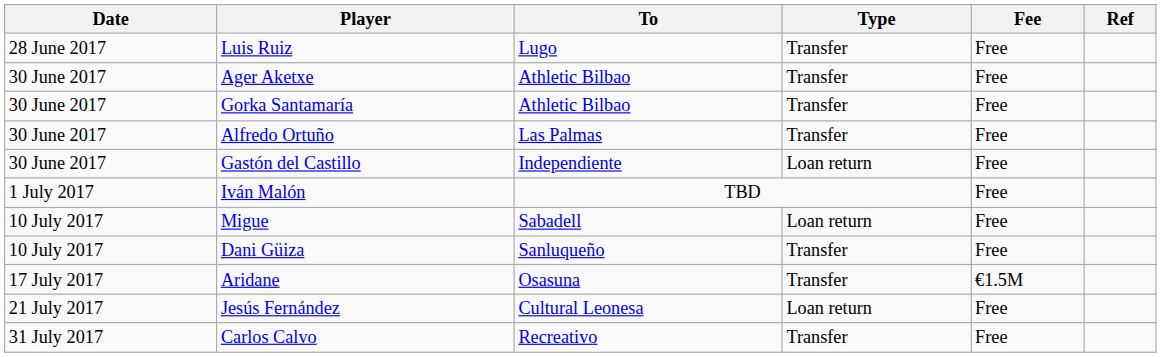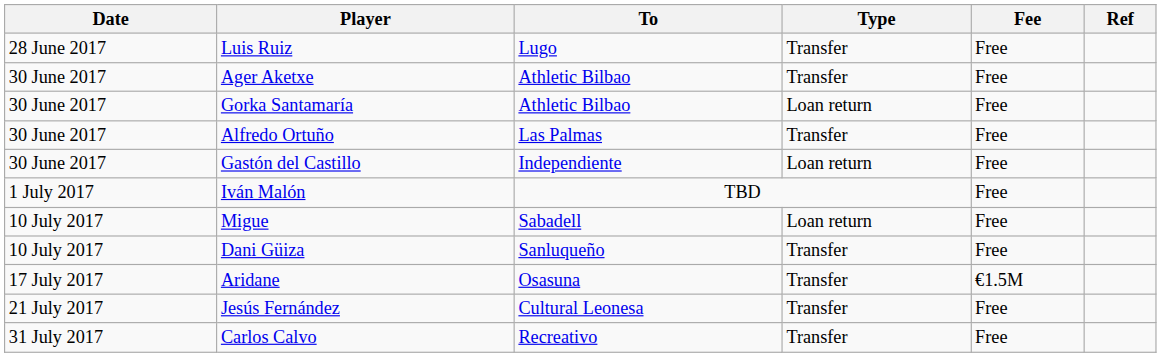(817, 105) Transfer -> (829, 105) Loan return
(829, 308) Loan return -> (817, 308) Transfer
